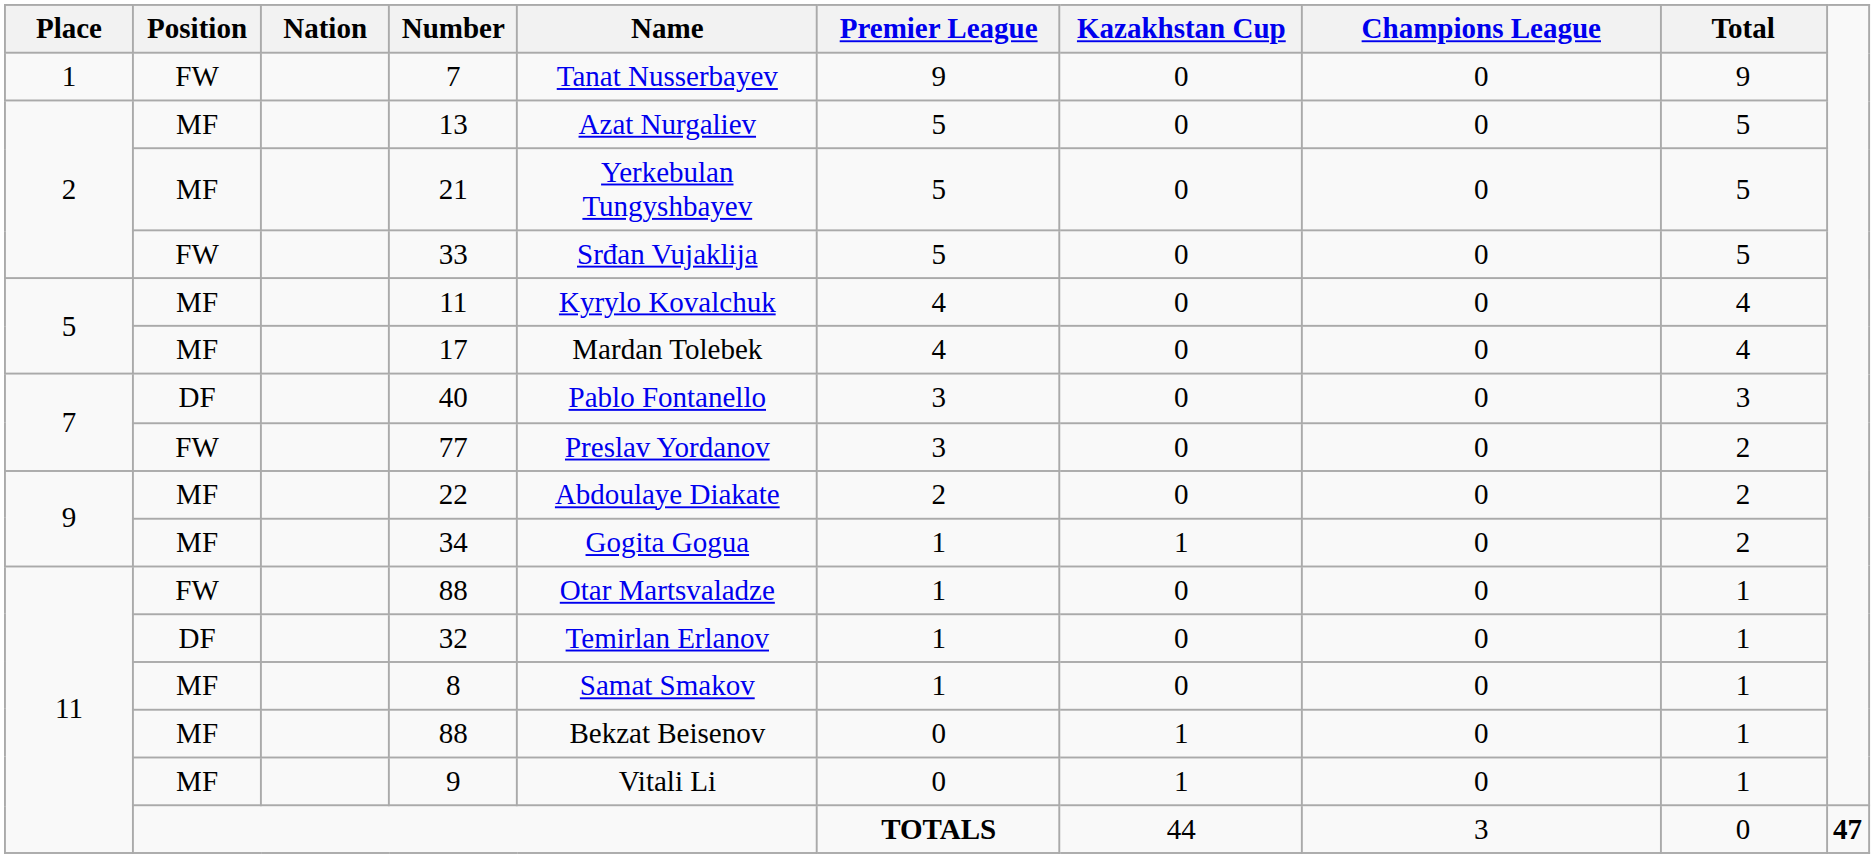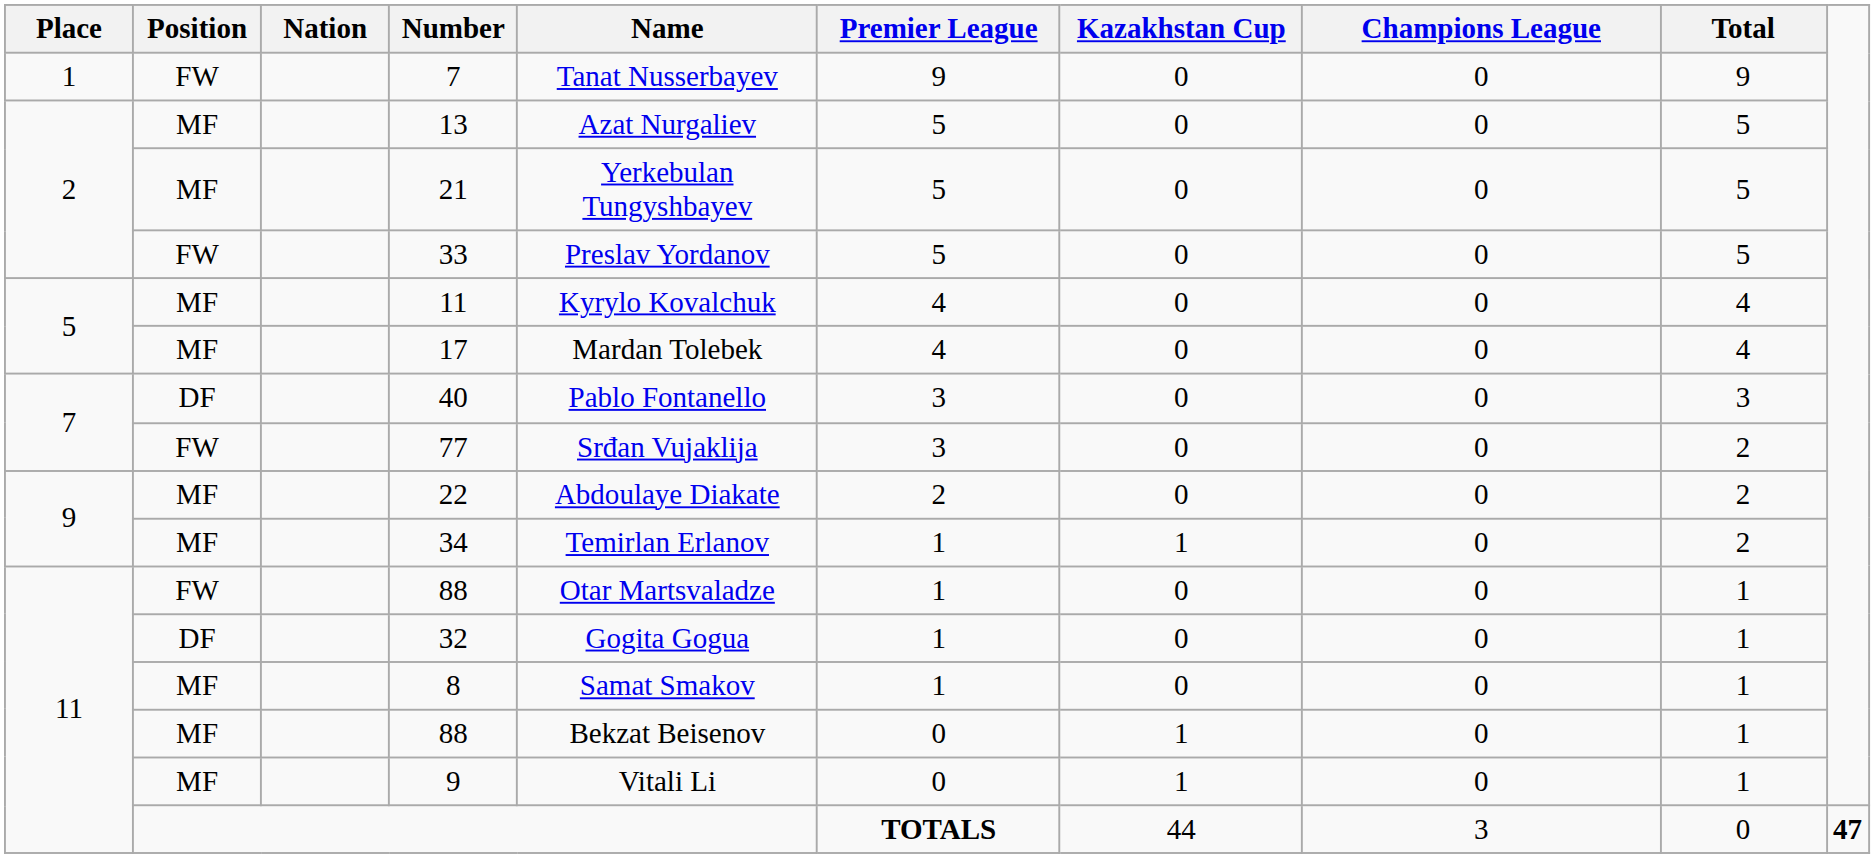(667, 254) Srđan Vujaklija -> (667, 254) Preslav Yordanov
(667, 445) Preslav Yordanov -> (667, 445) Srđan Vujaklija
(667, 541) Gogita Gogua -> (667, 541) Temirlan Erlanov
(667, 637) Temirlan Erlanov -> (667, 637) Gogita Gogua
